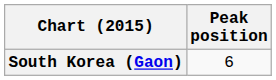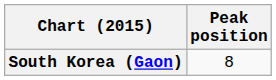(229, 63) 6 -> (229, 63) 8
